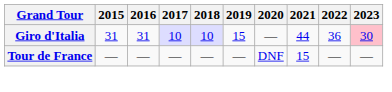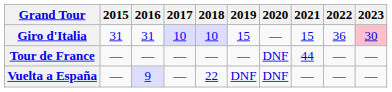(303, 35) 44 -> (307, 35) 15
(303, 55) 15 -> (307, 55) 44
+ row: (52, 76)
